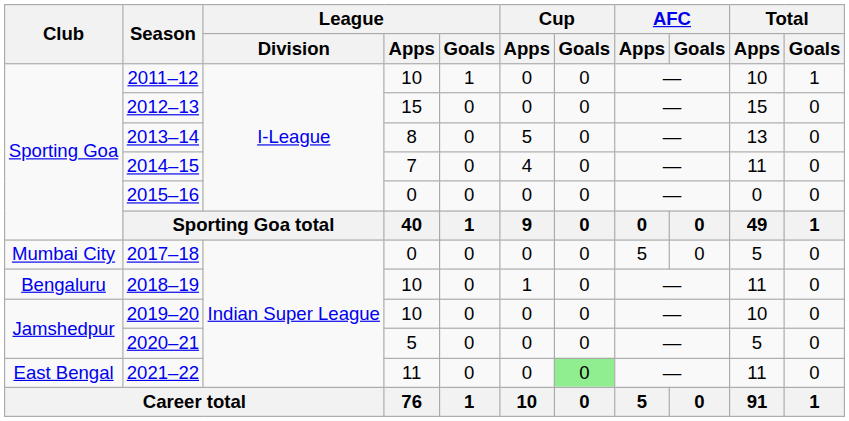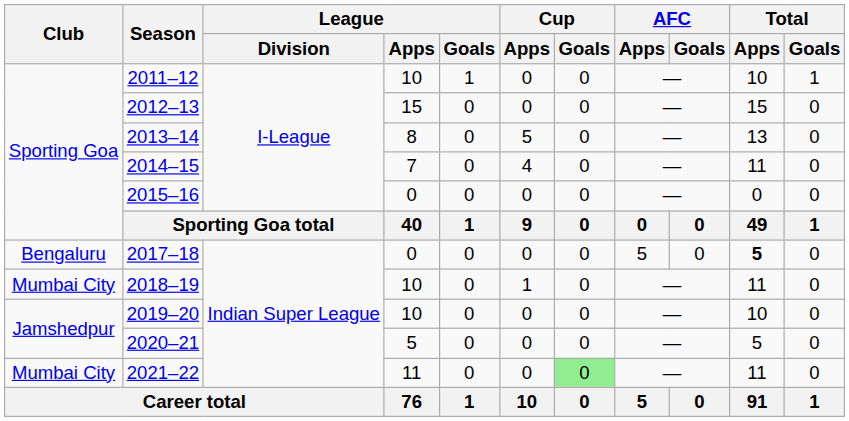(64, 254) Mumbai City -> (64, 254) Bengaluru
(757, 254) normal -> (757, 254) bold
(64, 284) Bengaluru -> (64, 284) Mumbai City
(64, 372) East Bengal -> (64, 372) Mumbai City
